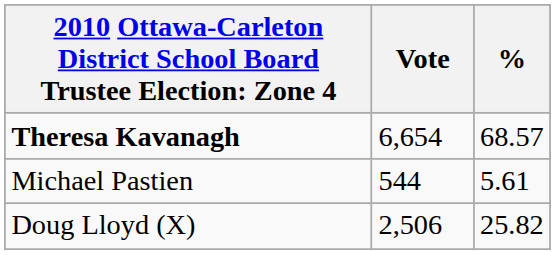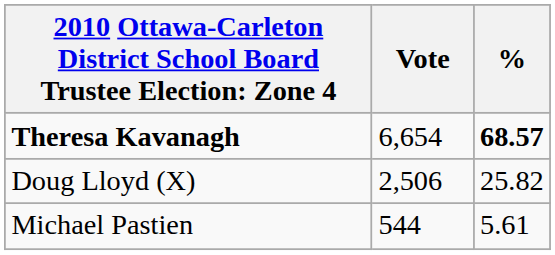(512, 135) normal -> (512, 135) bold
rows swapped: (103, 225) <-> (102, 180)
